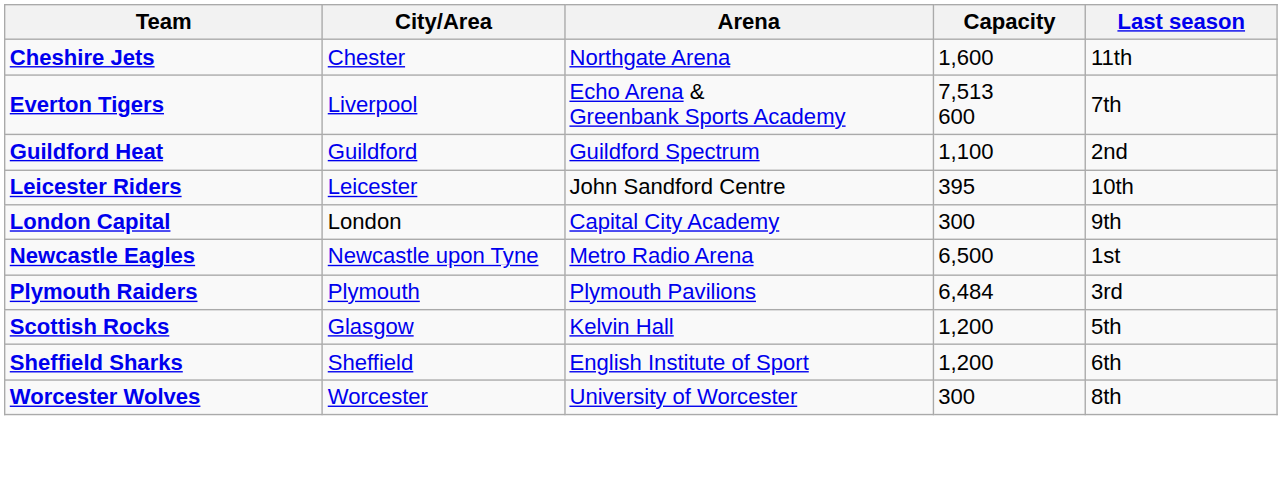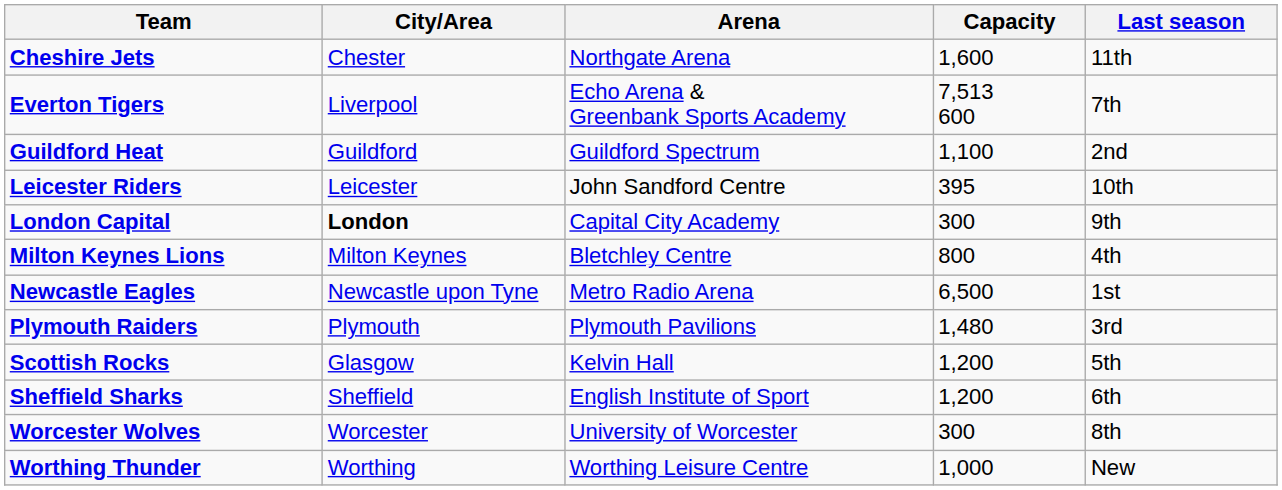(365, 221) normal -> (368, 221) bold
+ row: (117, 256)
(966, 291) 6,484 -> (966, 326) 1,480
+ row: (105, 467)
